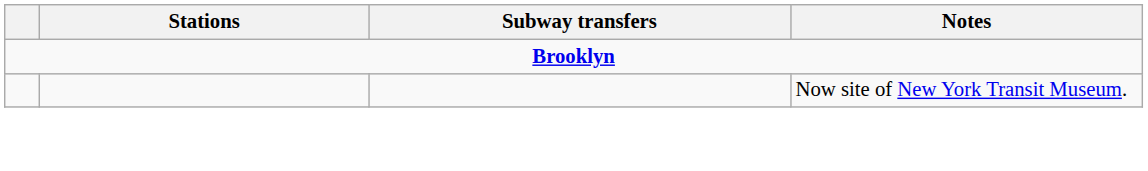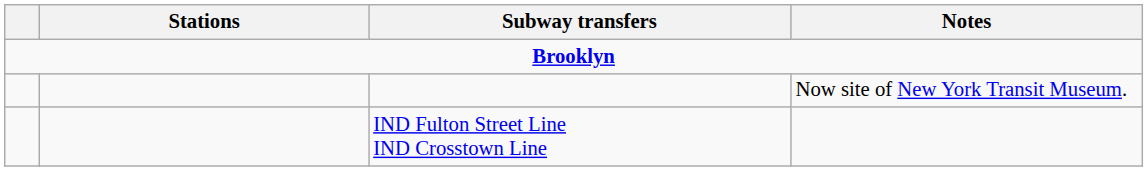+ row: (470, 136)
